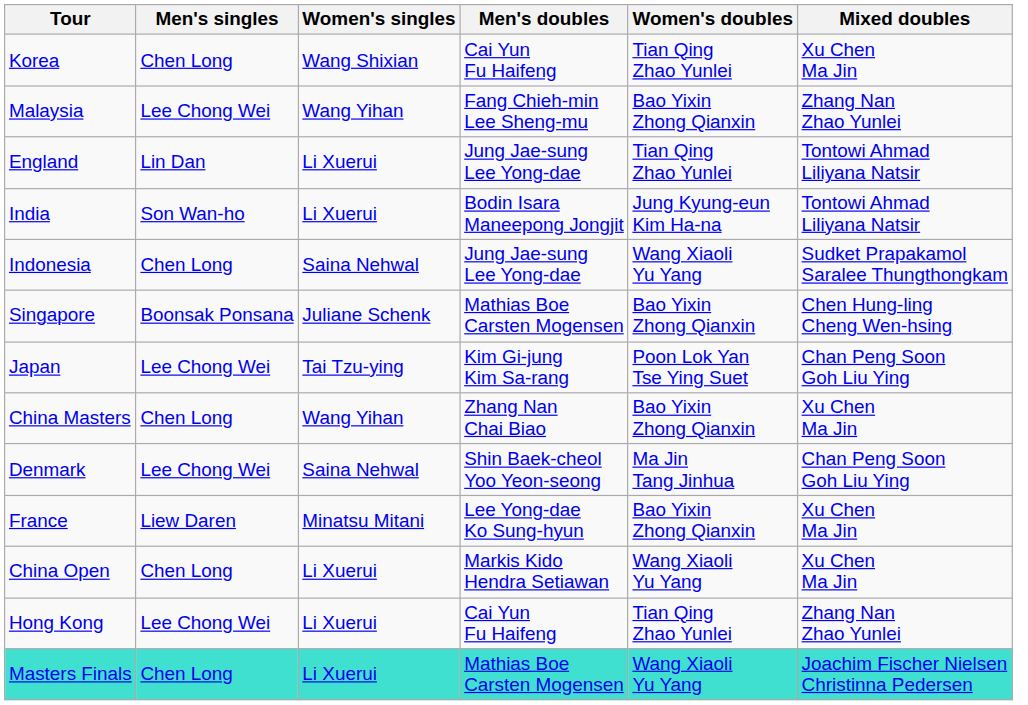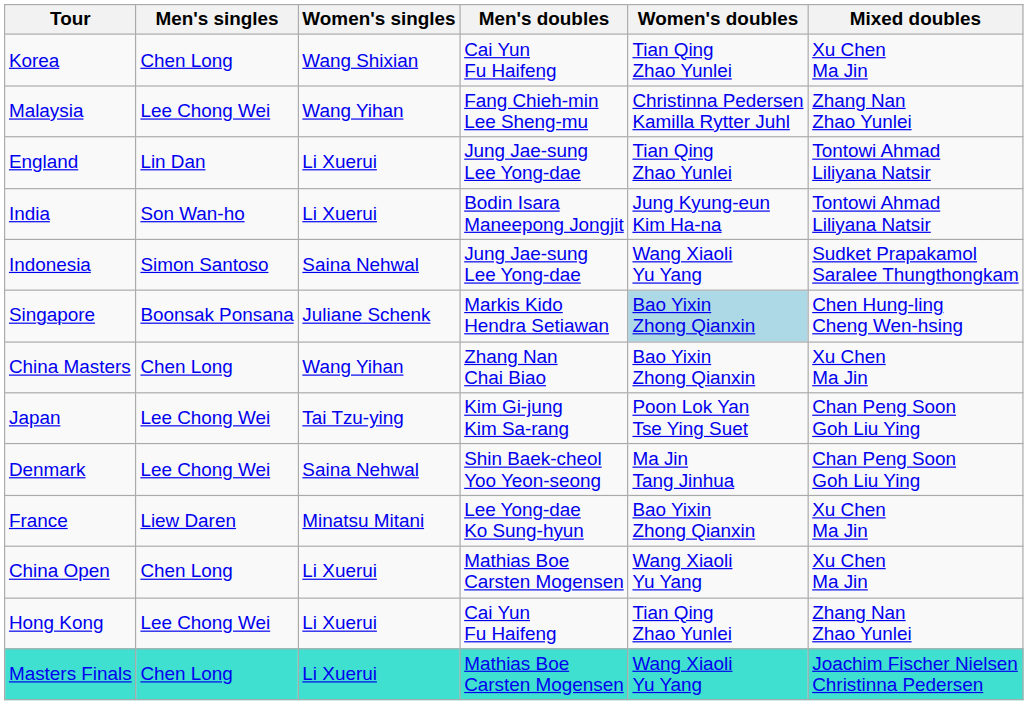(694, 111) Bao Yixin Zhong Qianxin -> (718, 111) Christinna Pedersen Kamilla Rytter Juhl
(187, 264) Chen Long -> (204, 264) Simon Santoso
(544, 315) Mathias Boe Carsten Mogensen -> (537, 315) Markis Kido Hendra Setiawan
(694, 315) no background -> (694, 315) lightblue background
rows swapped: (70, 418) <-> (35, 367)
(537, 571) Markis Kido Hendra Setiawan -> (544, 571) Mathias Boe Carsten Mogensen
